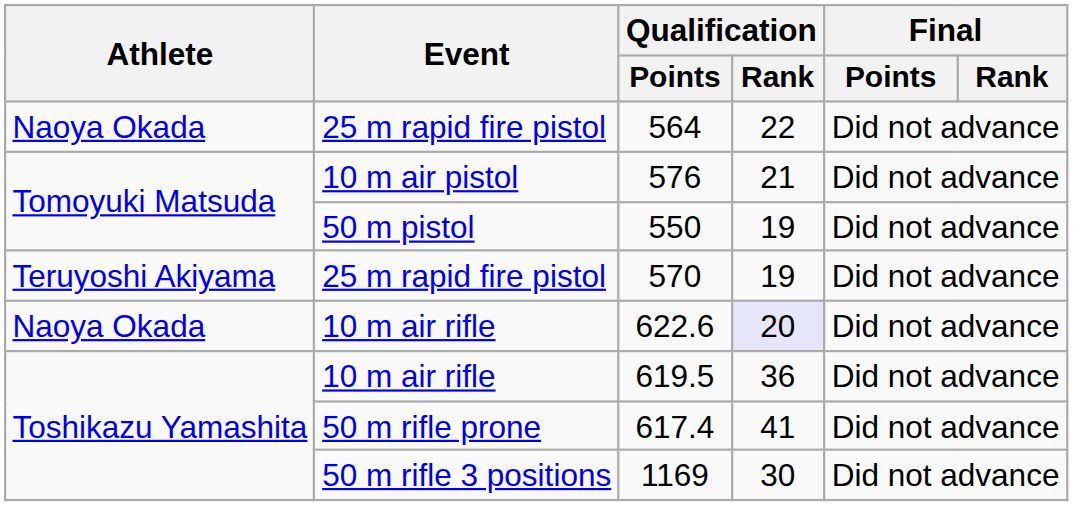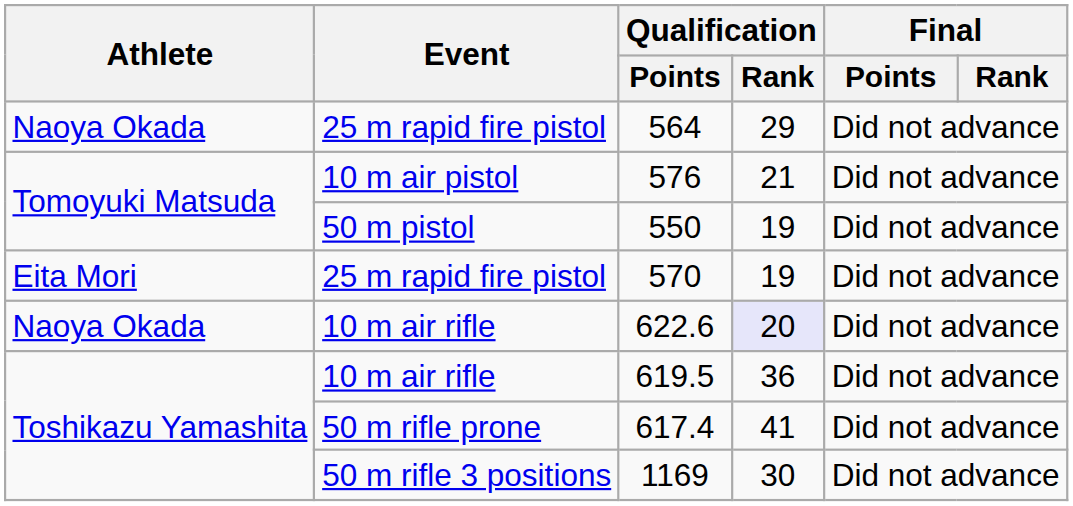(778, 127) 22 -> (778, 127) 29
(144, 277) Teruyoshi Akiyama -> (75, 277) Eita Mori
